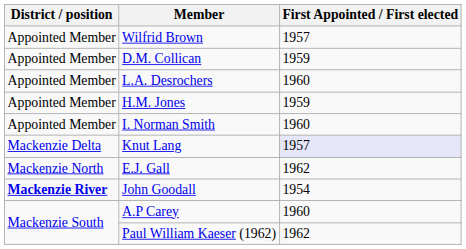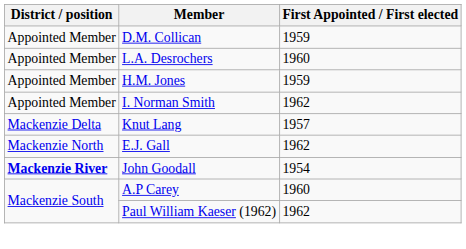- row: (163, 37)
(296, 124) 1960 -> (296, 102) 1962
(296, 146) lavender background -> (296, 124) no background
